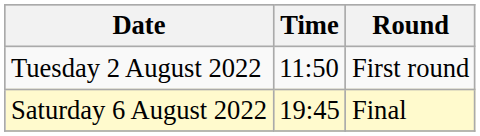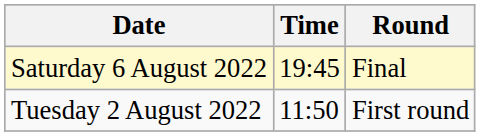rows swapped: (136, 67) <-> (139, 109)
